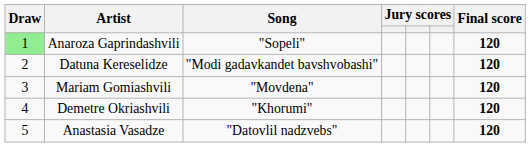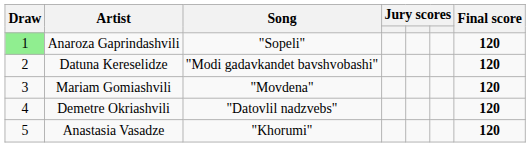(282, 109) "Khorumi" -> (282, 109) "Datovlil nadzvebs"
(282, 130) "Datovlil nadzvebs" -> (282, 130) "Khorumi"
